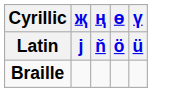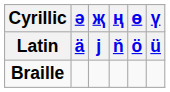+ column: (80, 45)
